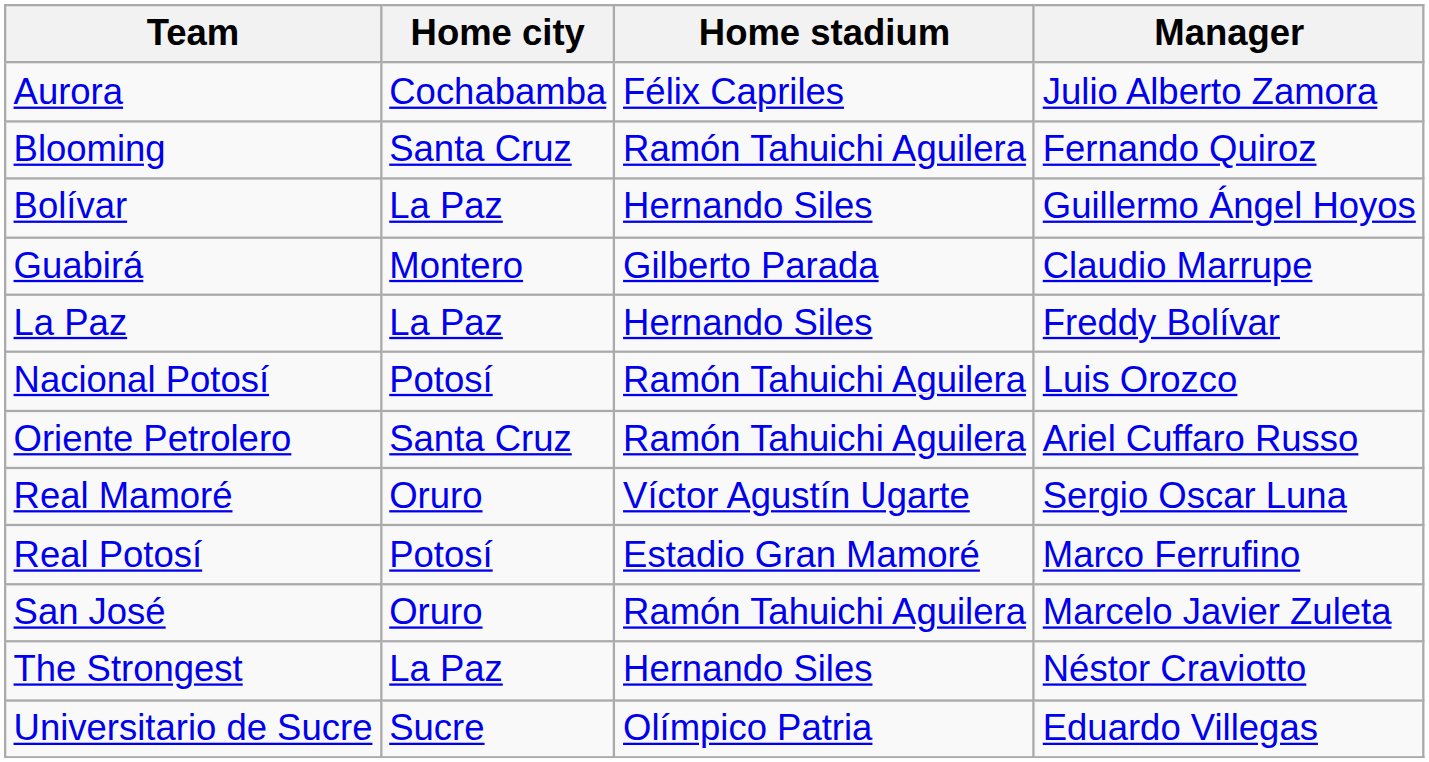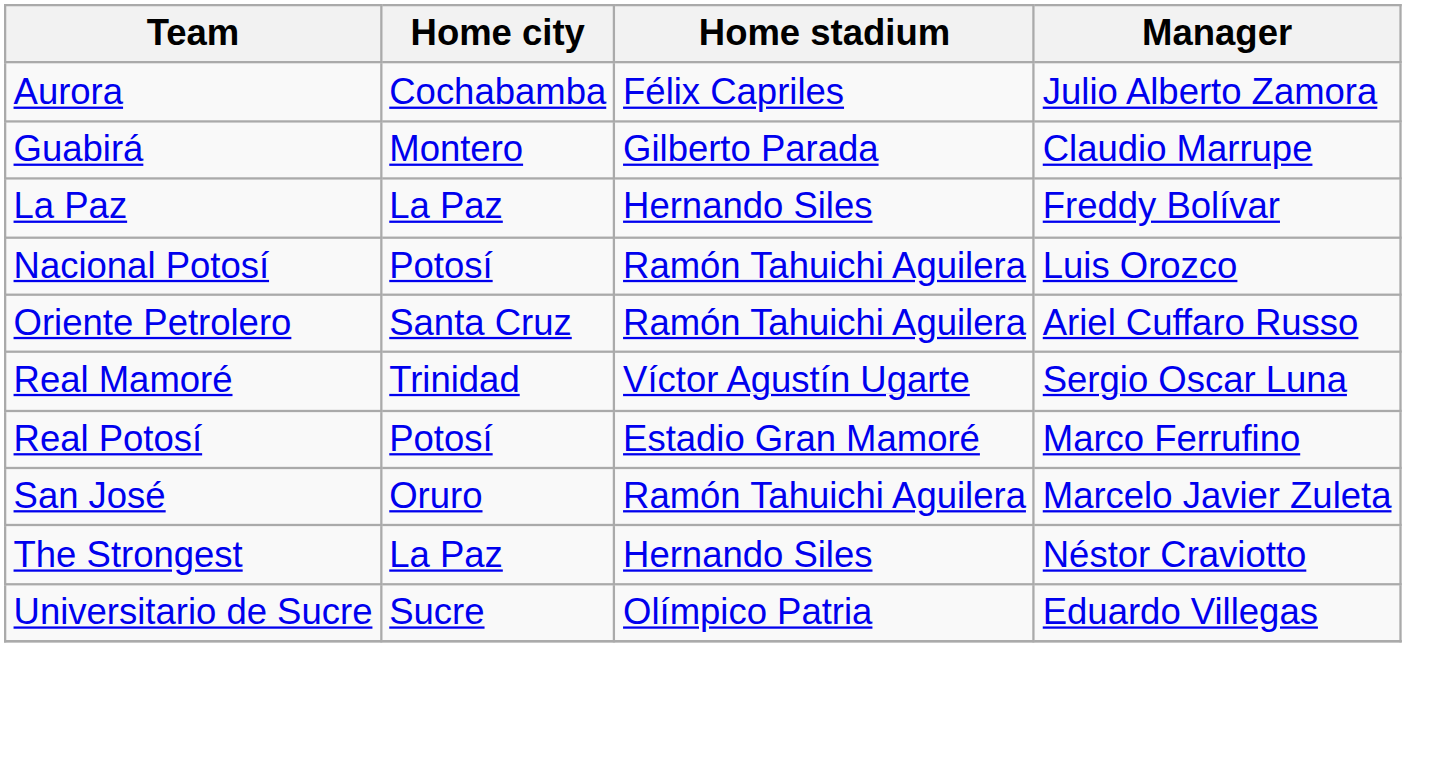- row: (90, 149)
- row: (70, 206)
(436, 496) Oruro -> (454, 380) Trinidad
